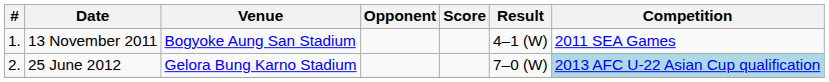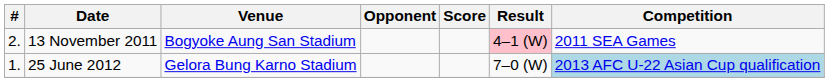(14, 41) 1. -> (14, 41) 2.
(520, 41) no background -> (520, 41) pink background
(14, 65) 2. -> (14, 65) 1.
